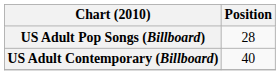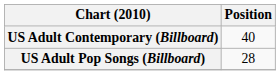rows swapped: (113, 59) <-> (113, 37)
